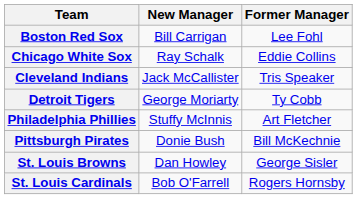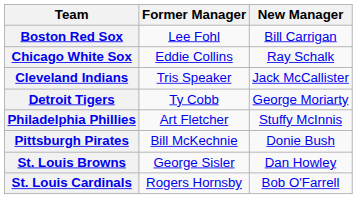columns swapped: (297, 15) <-> (190, 15)
